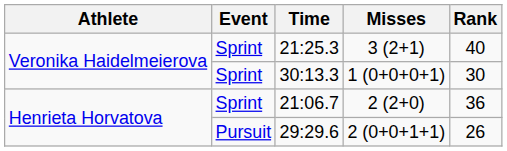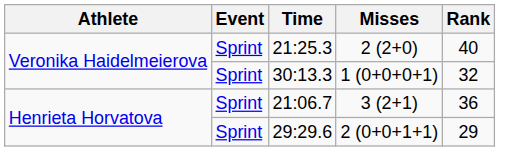(396, 47) 3 (2+1) -> (389, 47) 2 (2+0)
(475, 76) 30 -> (468, 76) 32
(396, 104) 2 (2+0) -> (389, 104) 3 (2+1)
(243, 132) Pursuit -> (239, 132) Sprint
(475, 132) 26 -> (468, 132) 29
